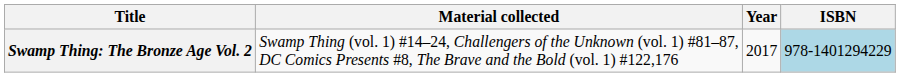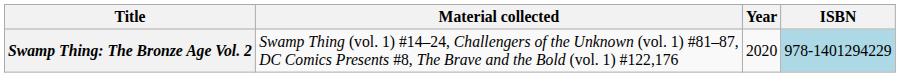(762, 50) 2017 -> (762, 50) 2020
